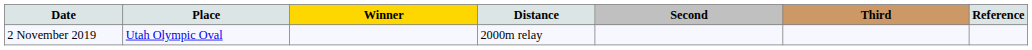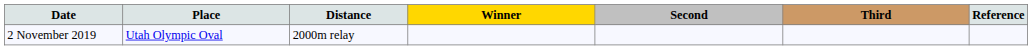columns swapped: (536, 14) <-> (384, 14)
